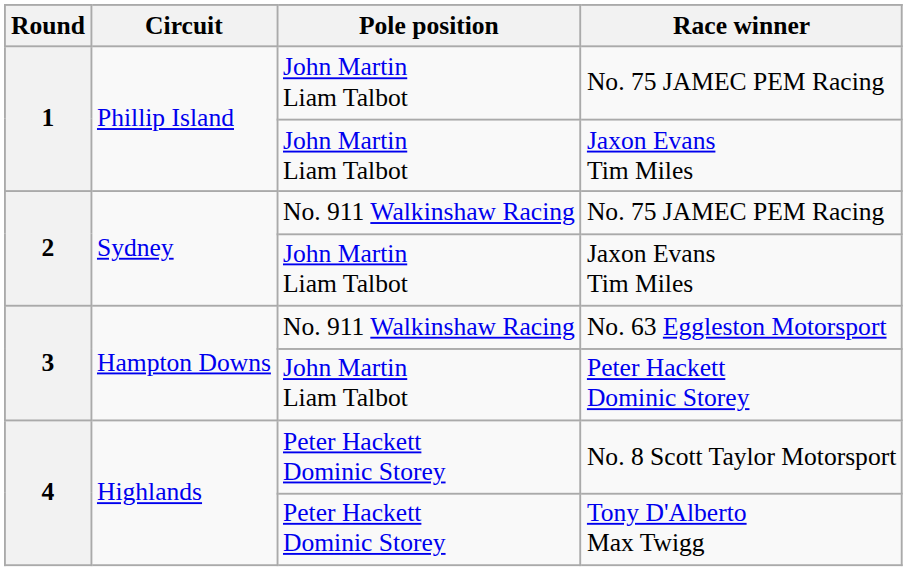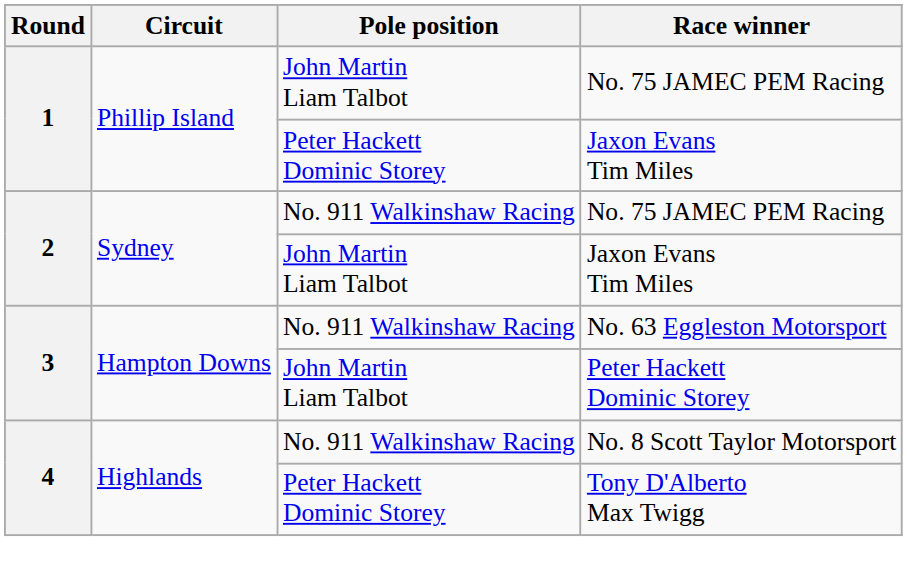(345, 154) John Martin Liam Talbot -> (364, 154) Peter Hackett Dominic Storey
(364, 455) Peter Hackett Dominic Storey -> (429, 440) No. 911 Walkinshaw Racing
